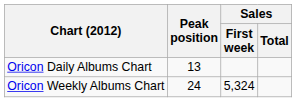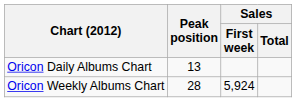(194, 86) 24 -> (194, 86) 28
(239, 86) 5,324 -> (239, 86) 5,924
